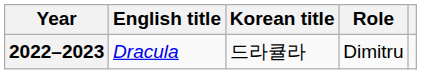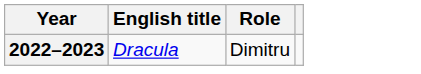- column: (282, 19)
